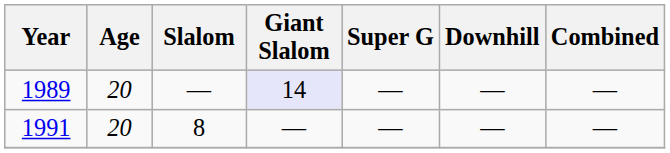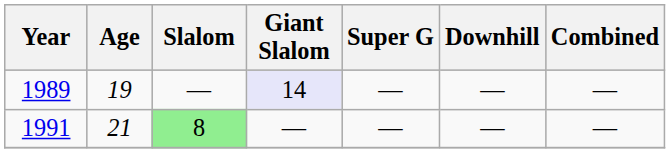(120, 89) 20 -> (120, 89) 19
(120, 128) 20 -> (120, 128) 21
(199, 128) no background -> (199, 128) lightgreen background
